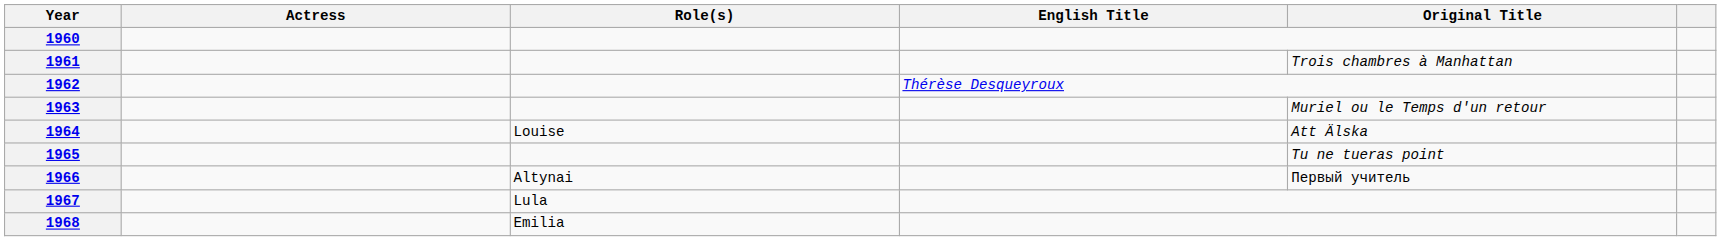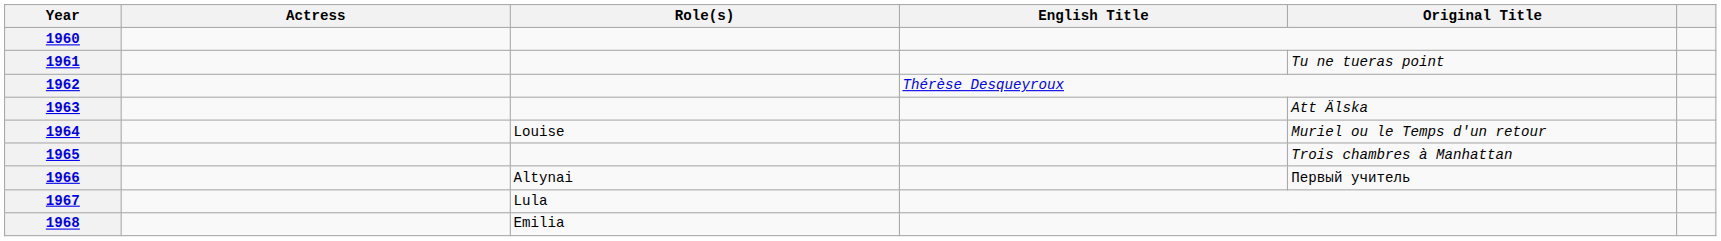(1402, 62) Trois chambres à Manhattan -> (1368, 62) Tu ne tueras point
(1419, 108) Muriel ou le Temps d'un retour -> (1330, 108) Att Älska
(1330, 132) Att Älska -> (1419, 132) Muriel ou le Temps d'un retour
(1368, 155) Tu ne tueras point -> (1402, 155) Trois chambres à Manhattan
